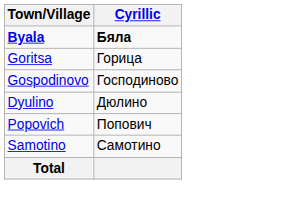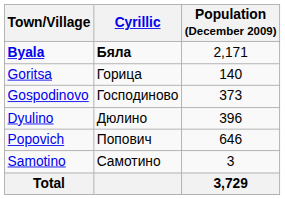+ column: (231, 23)
